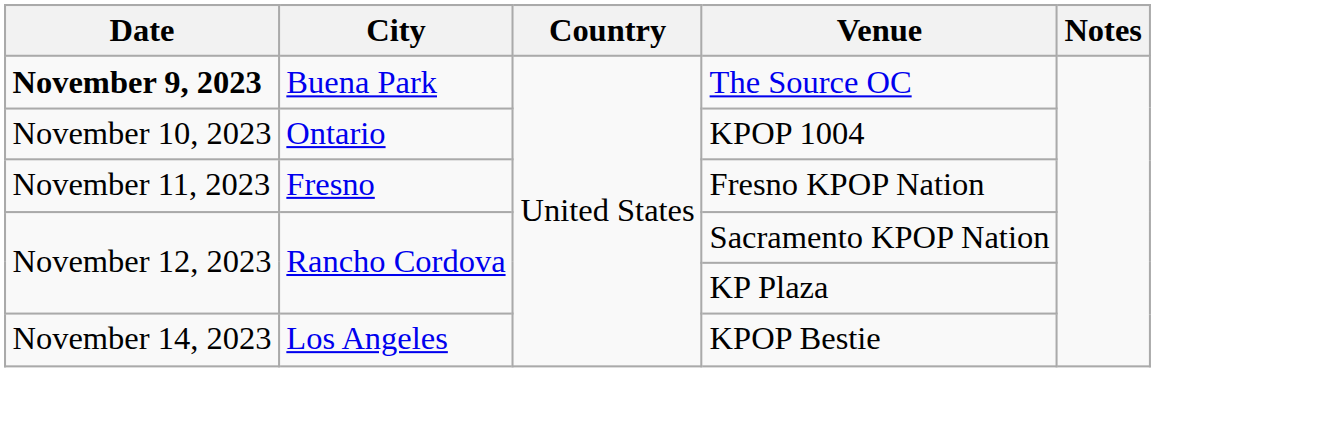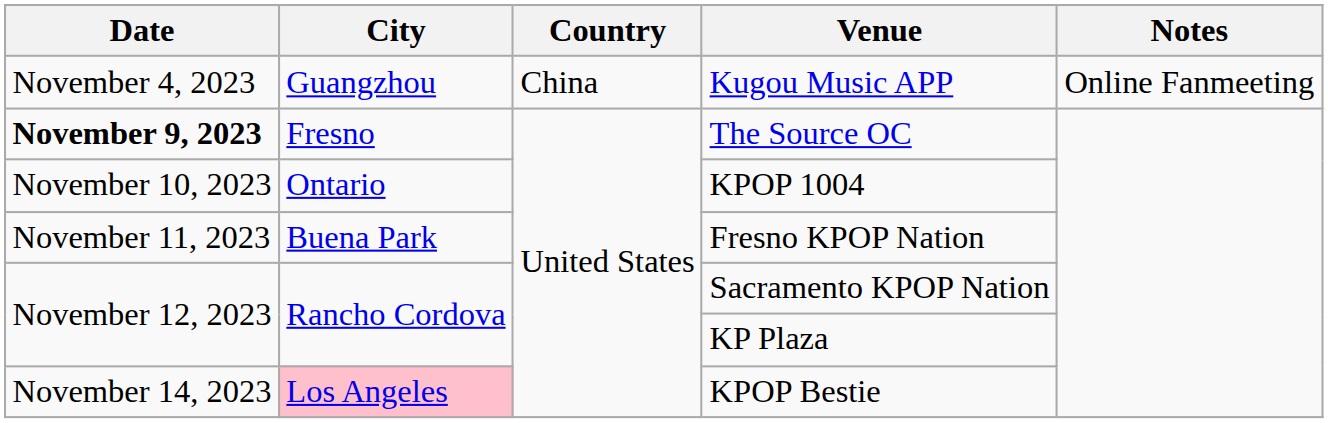+ row: (831, 81)
(362, 81) Buena Park -> (331, 133) Fresno
(331, 184) Fresno -> (362, 236) Buena Park
(367, 339) no background -> (367, 390) pink background
